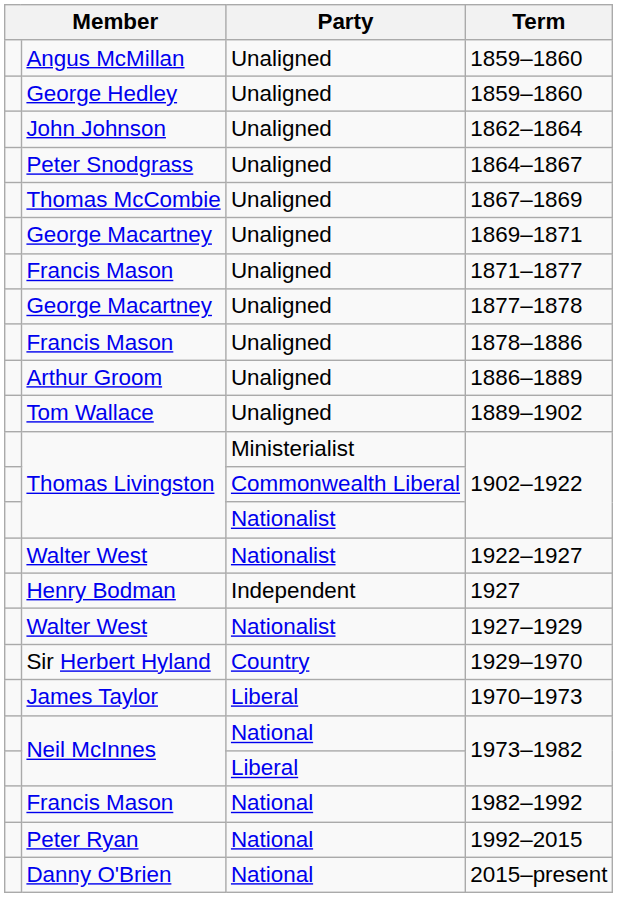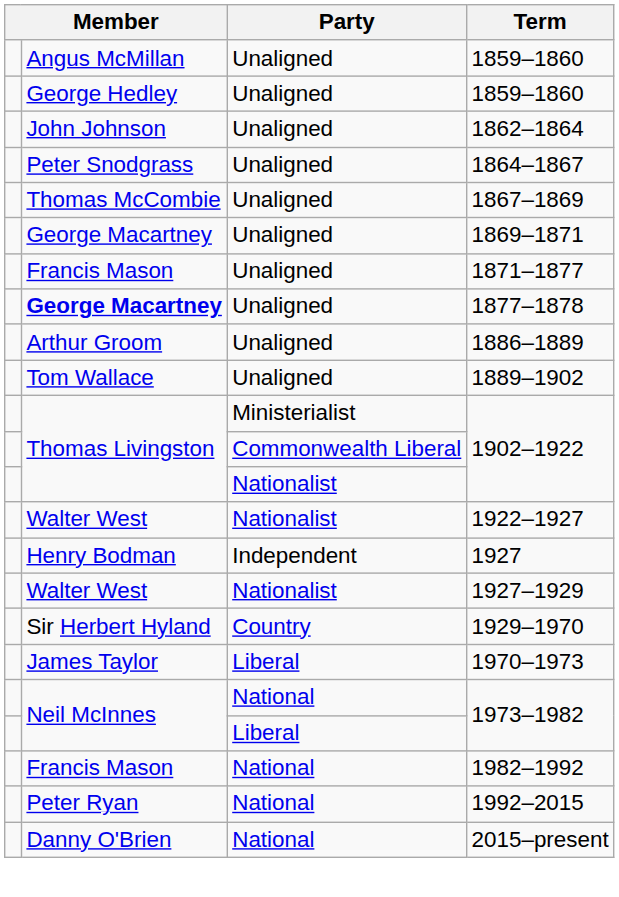(119, 306) normal -> (124, 306) bold
- row: (281, 341)
